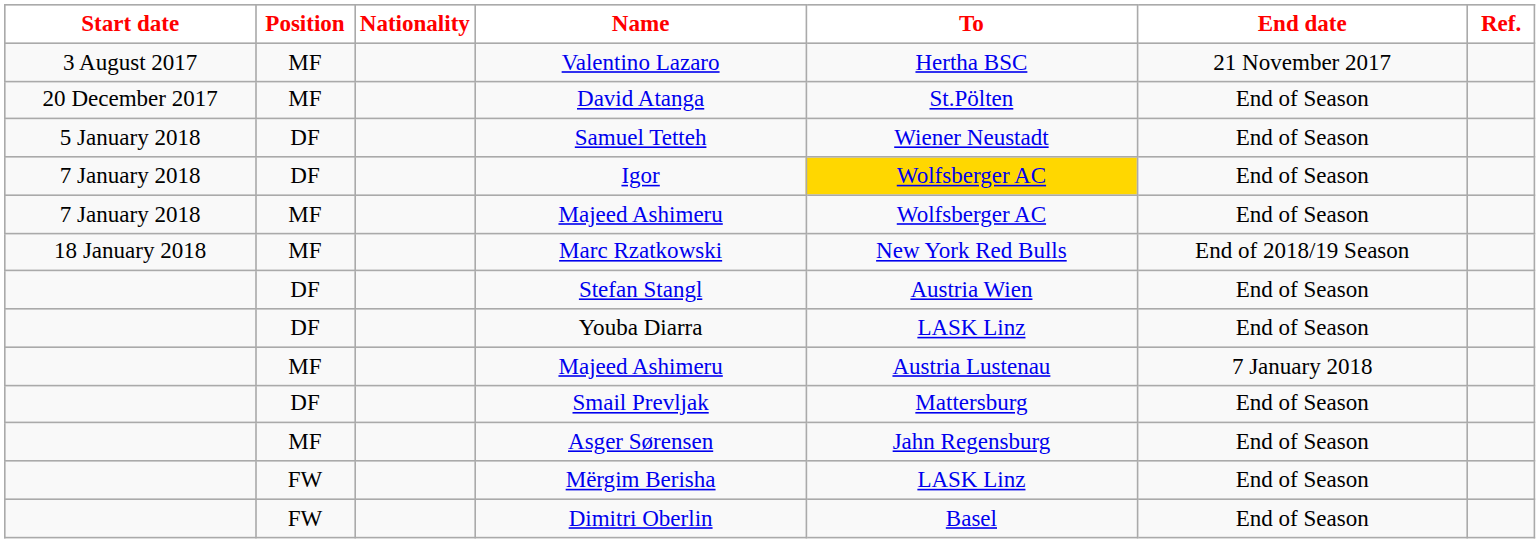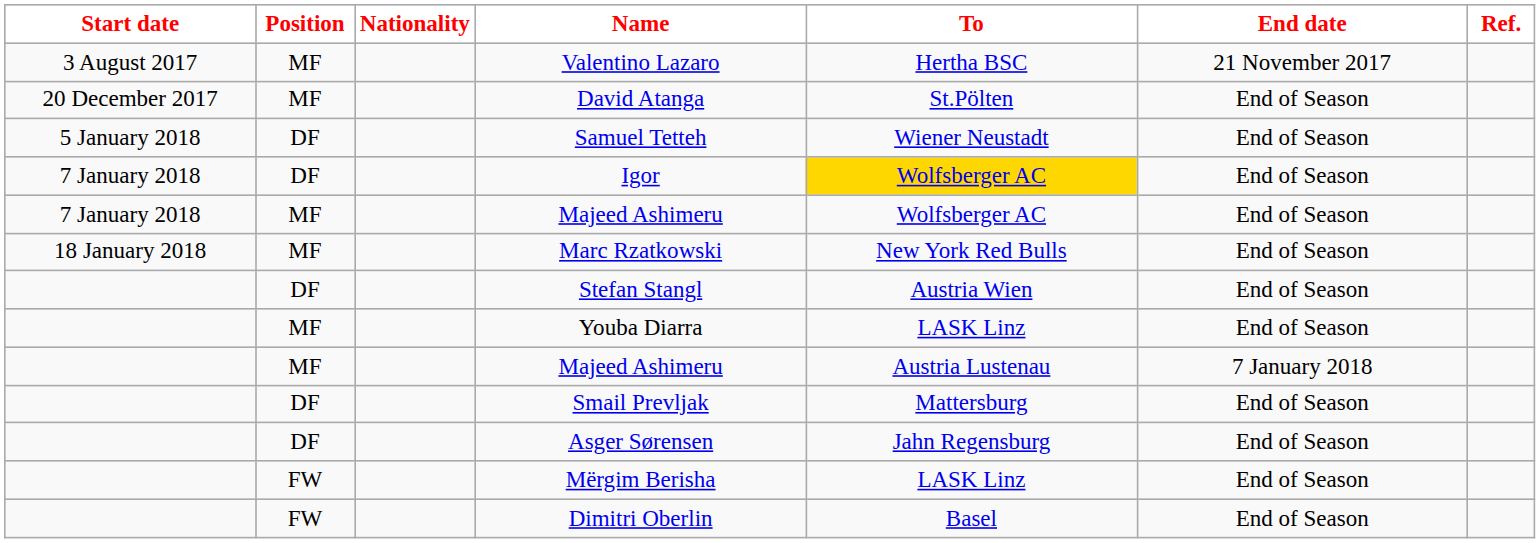(1302, 251) End of 2018/19 Season -> (1302, 251) End of Season
(305, 327) DF -> (305, 327) MF
(305, 441) MF -> (305, 441) DF
